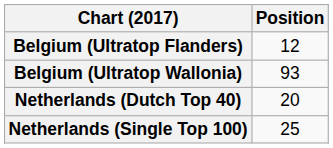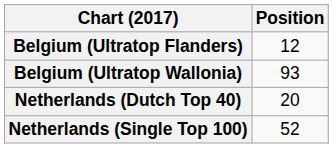(290, 128) 25 -> (290, 128) 52
